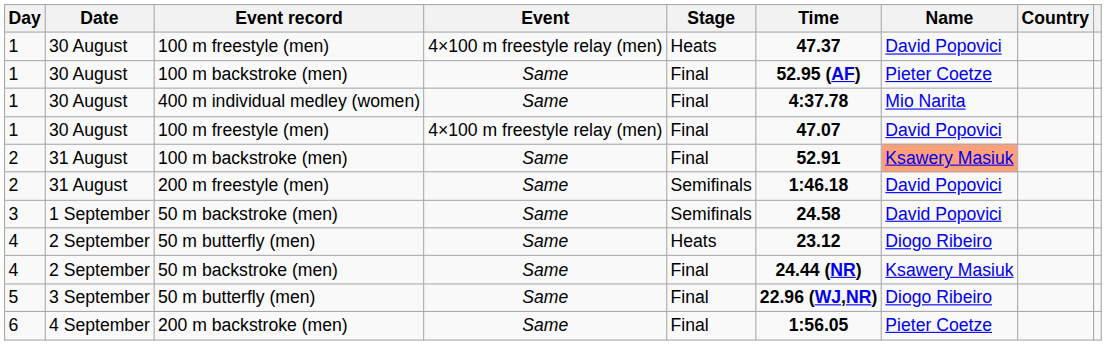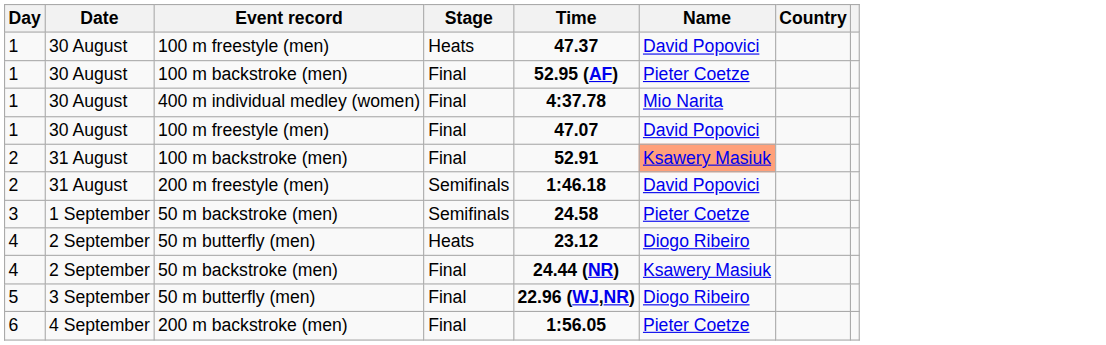- column: (545, 18)
(944, 213) David Popovici -> (696, 213) Pieter Coetze
